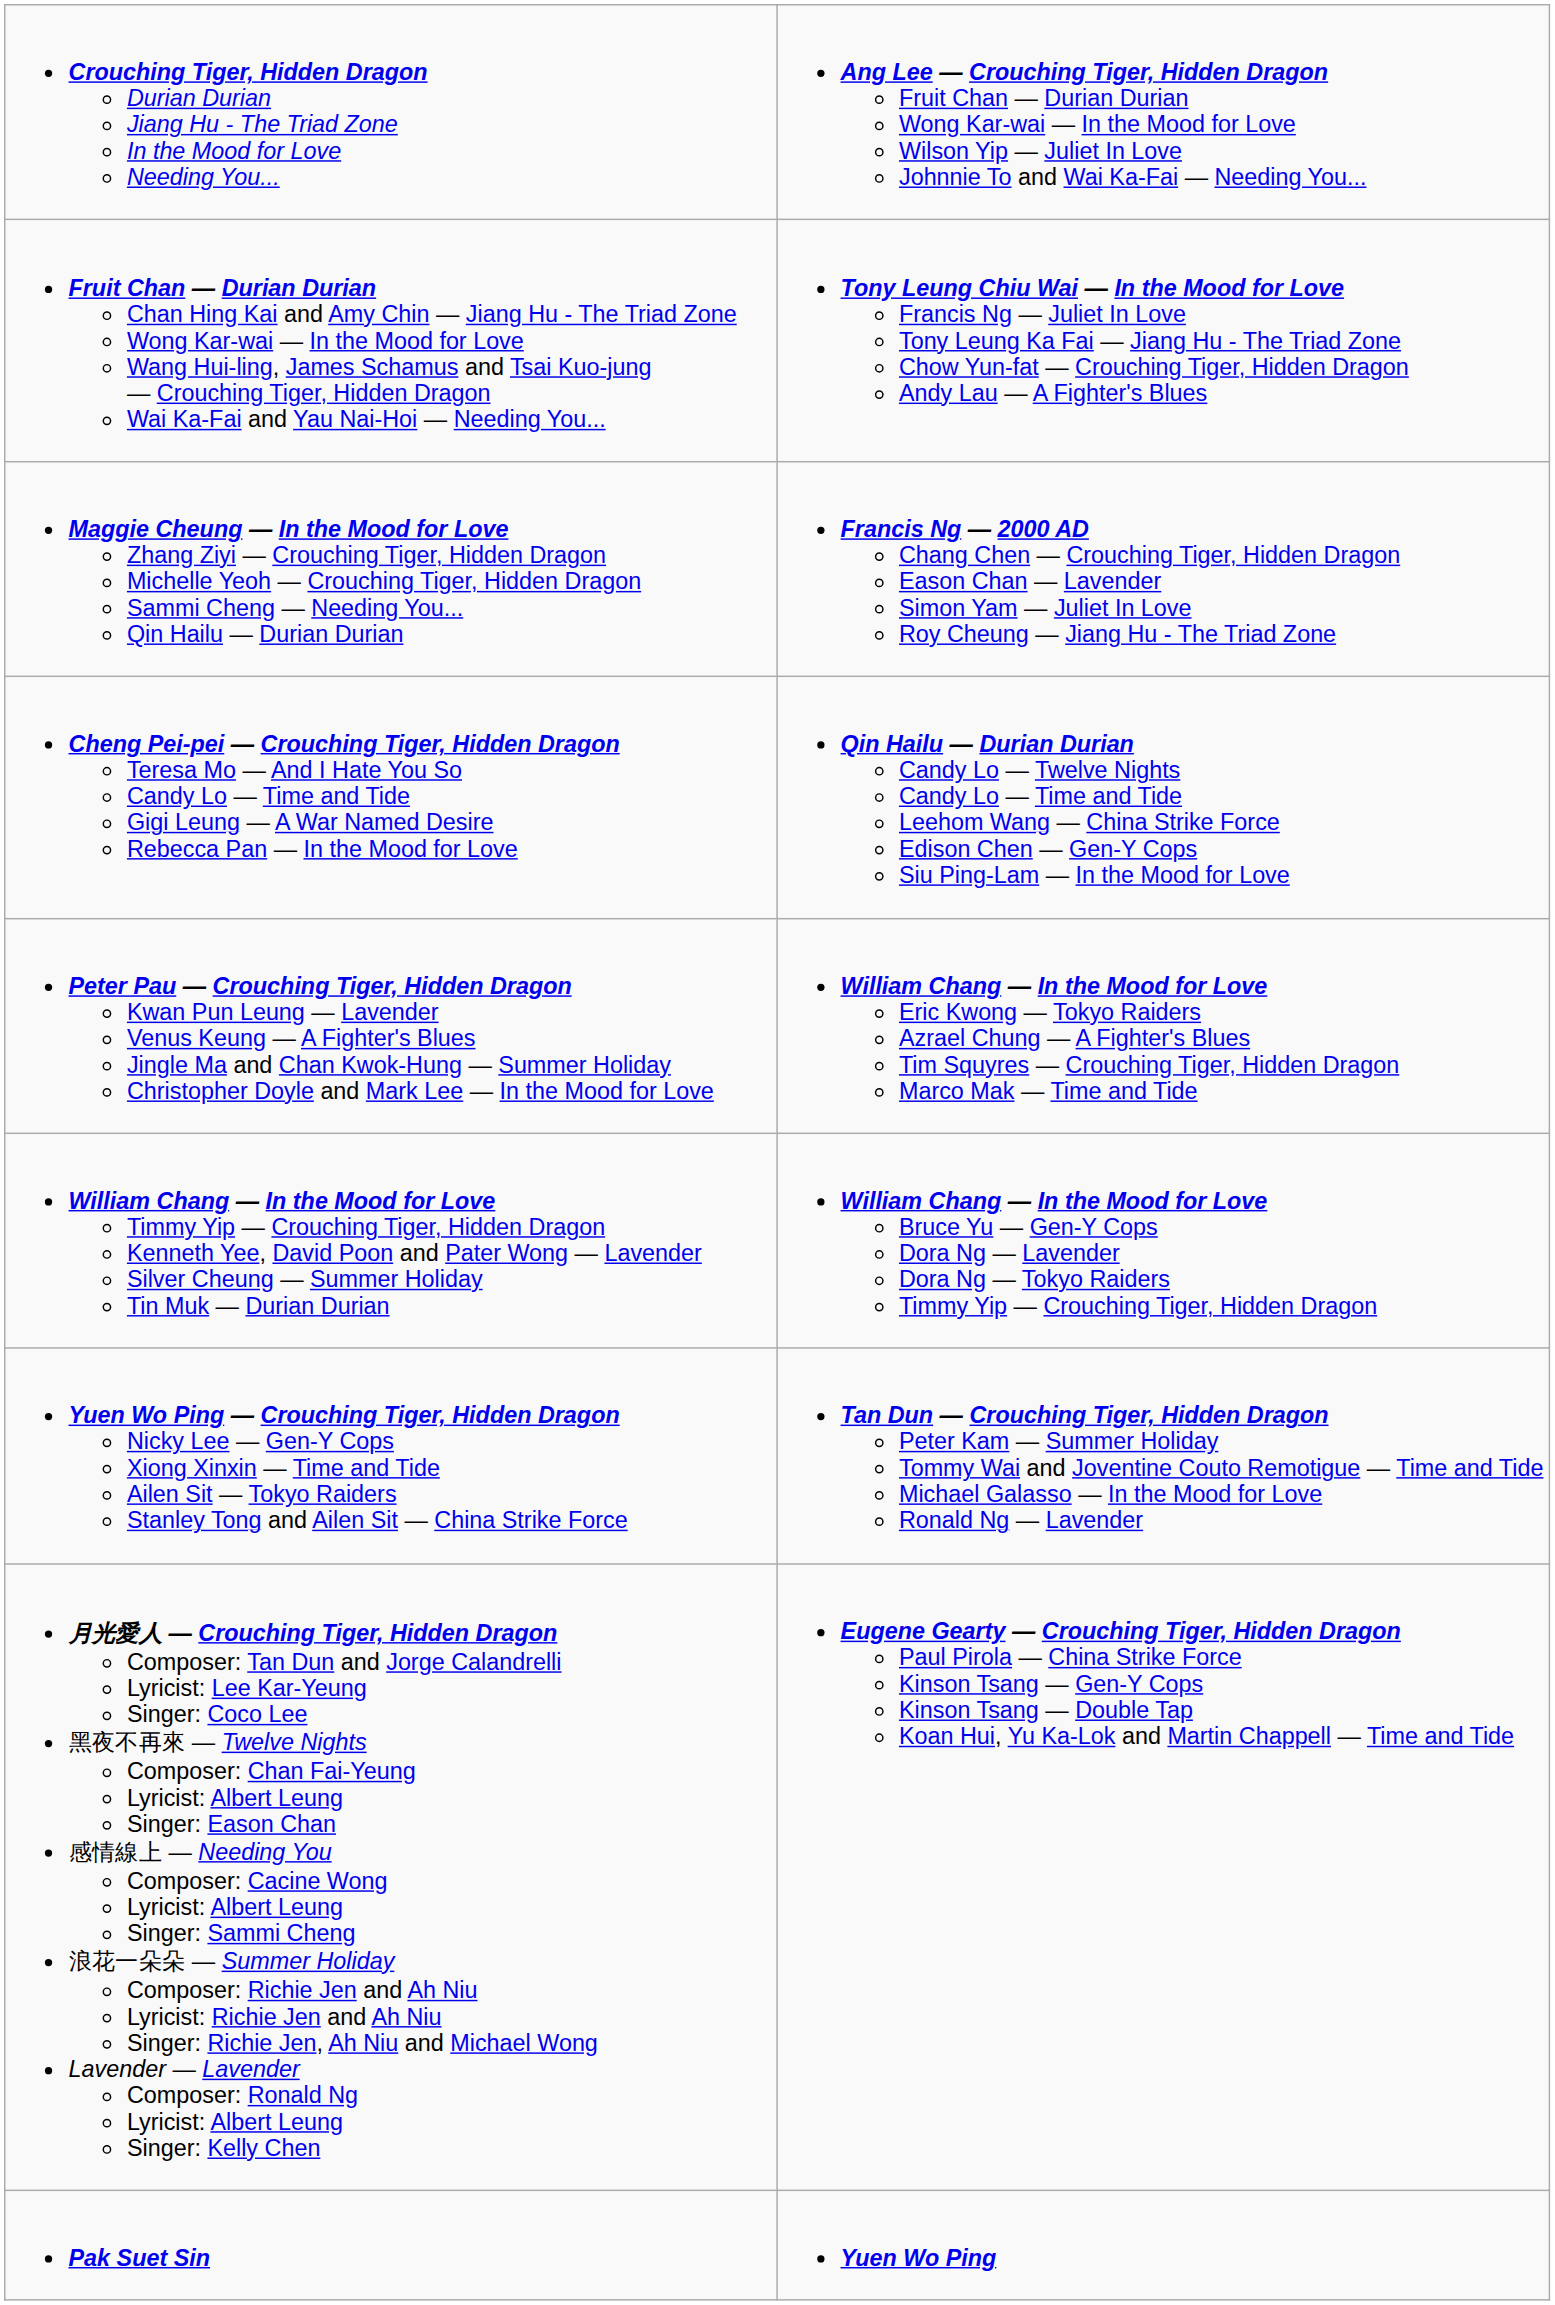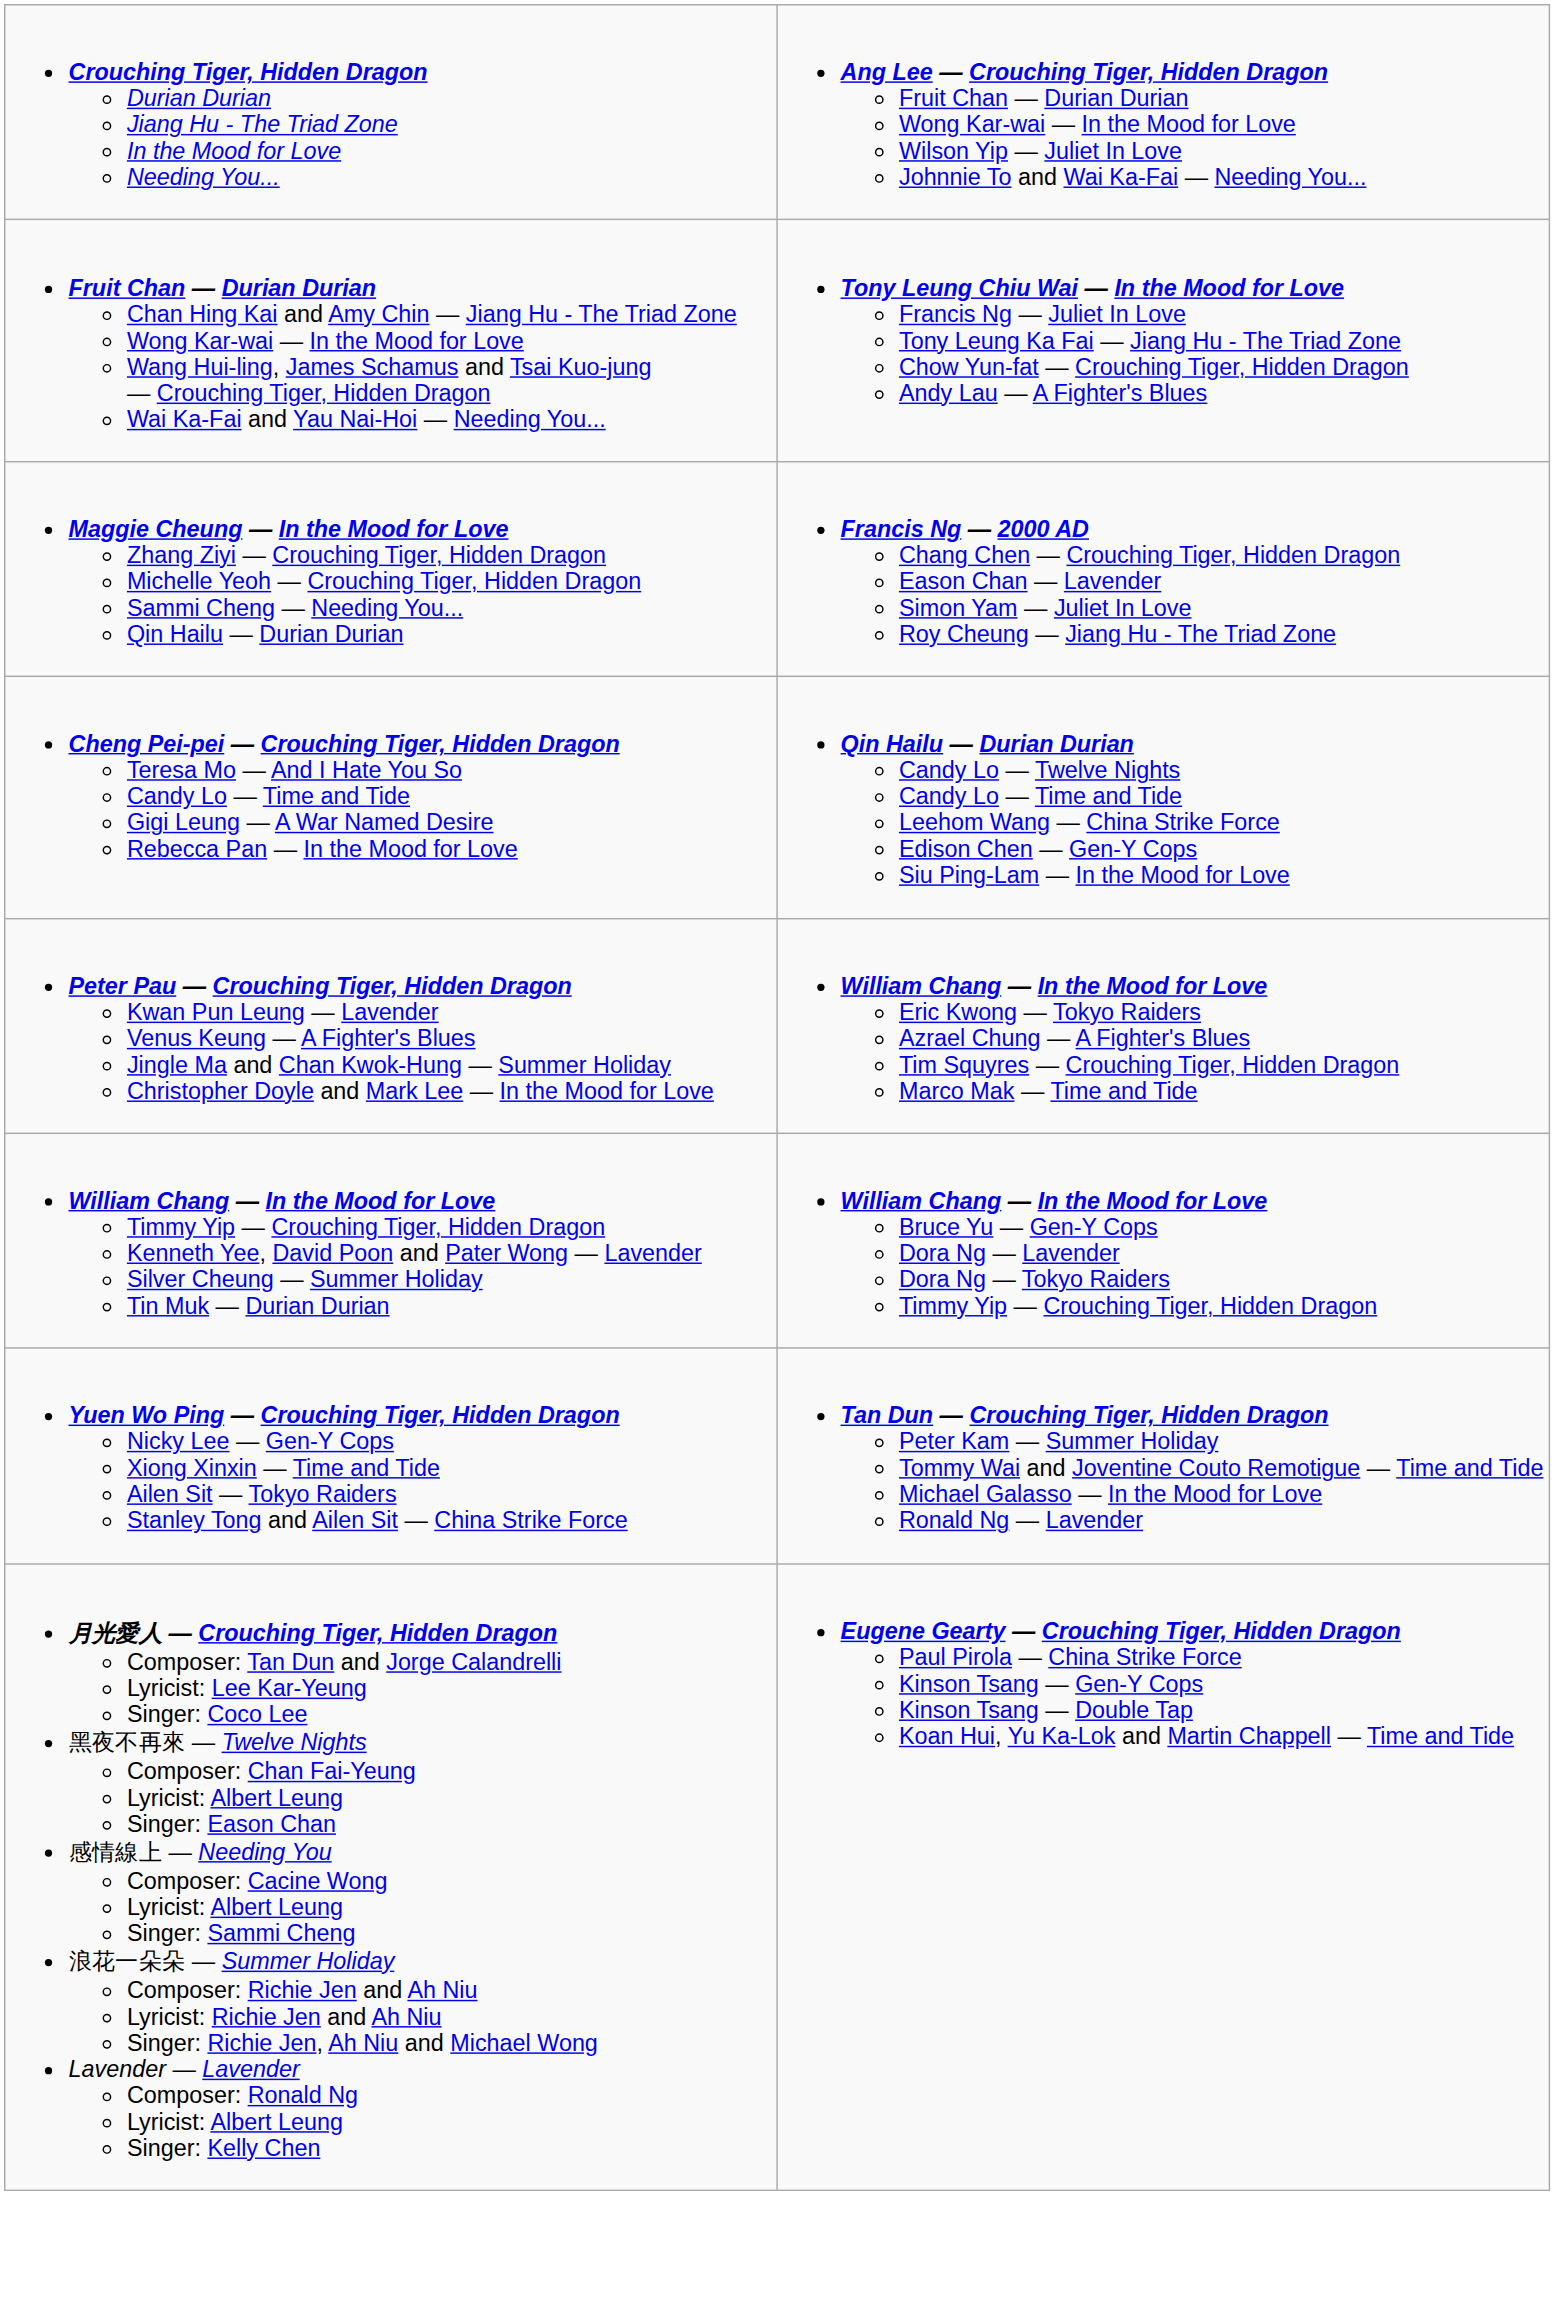- row: (391, 2259)
